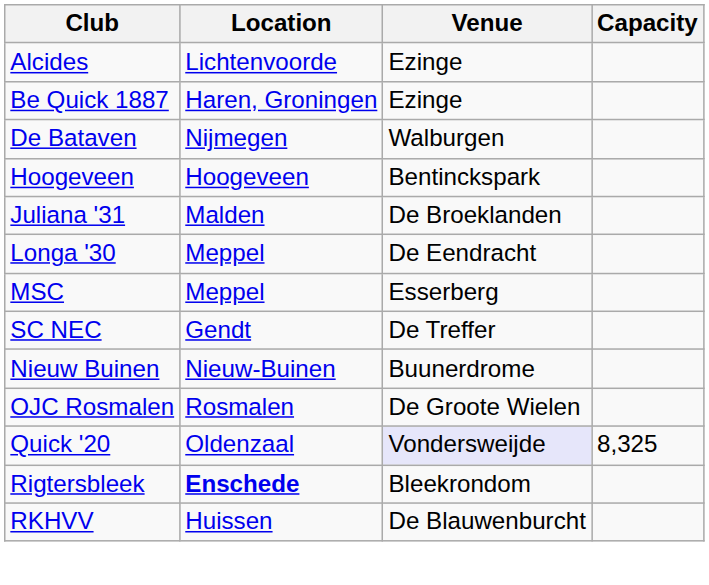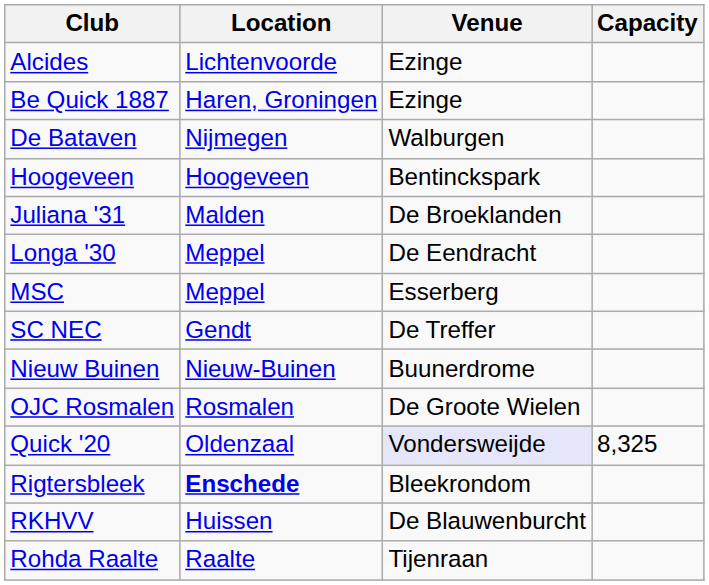+ row: (84, 560)
